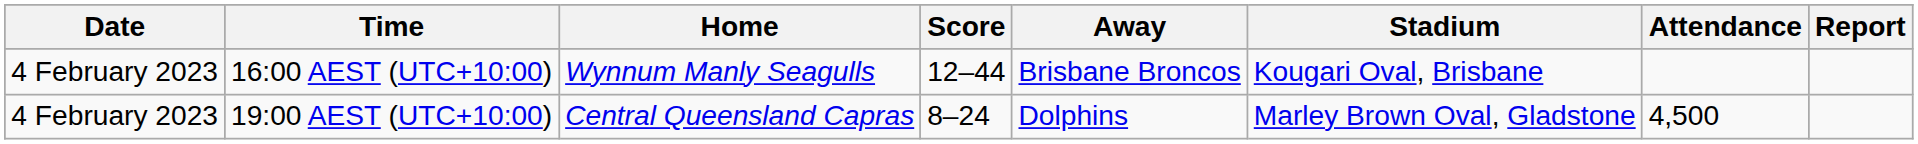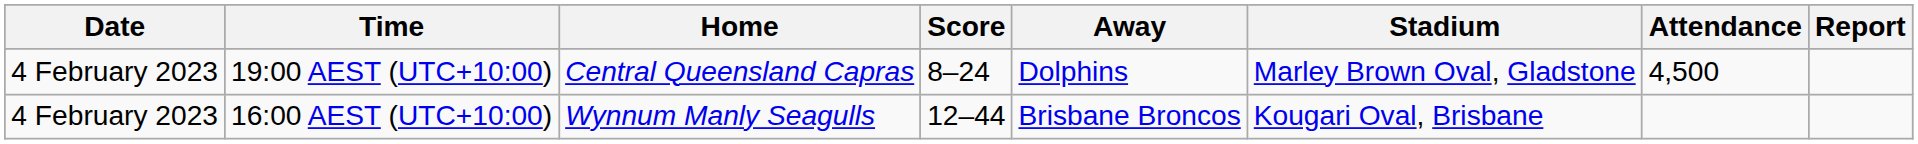rows swapped: (392, 71) <-> (392, 116)
